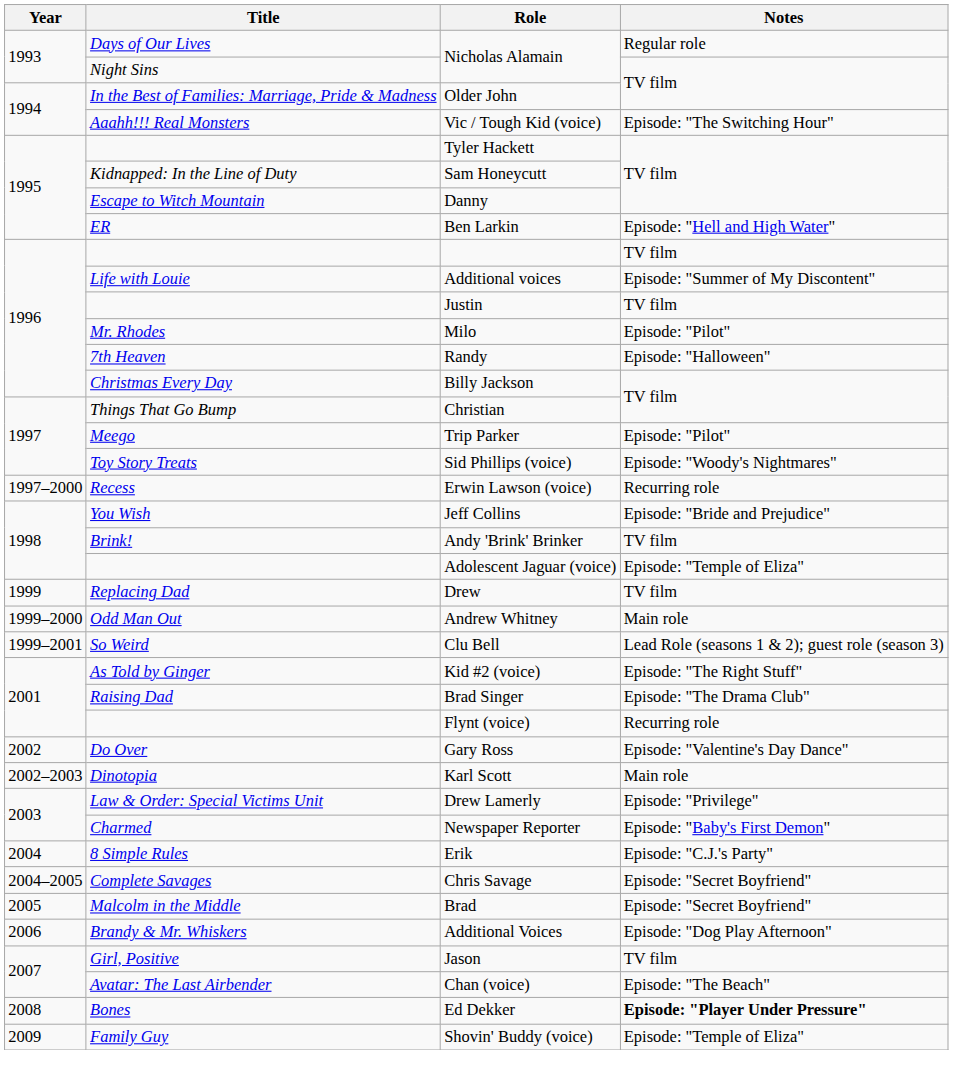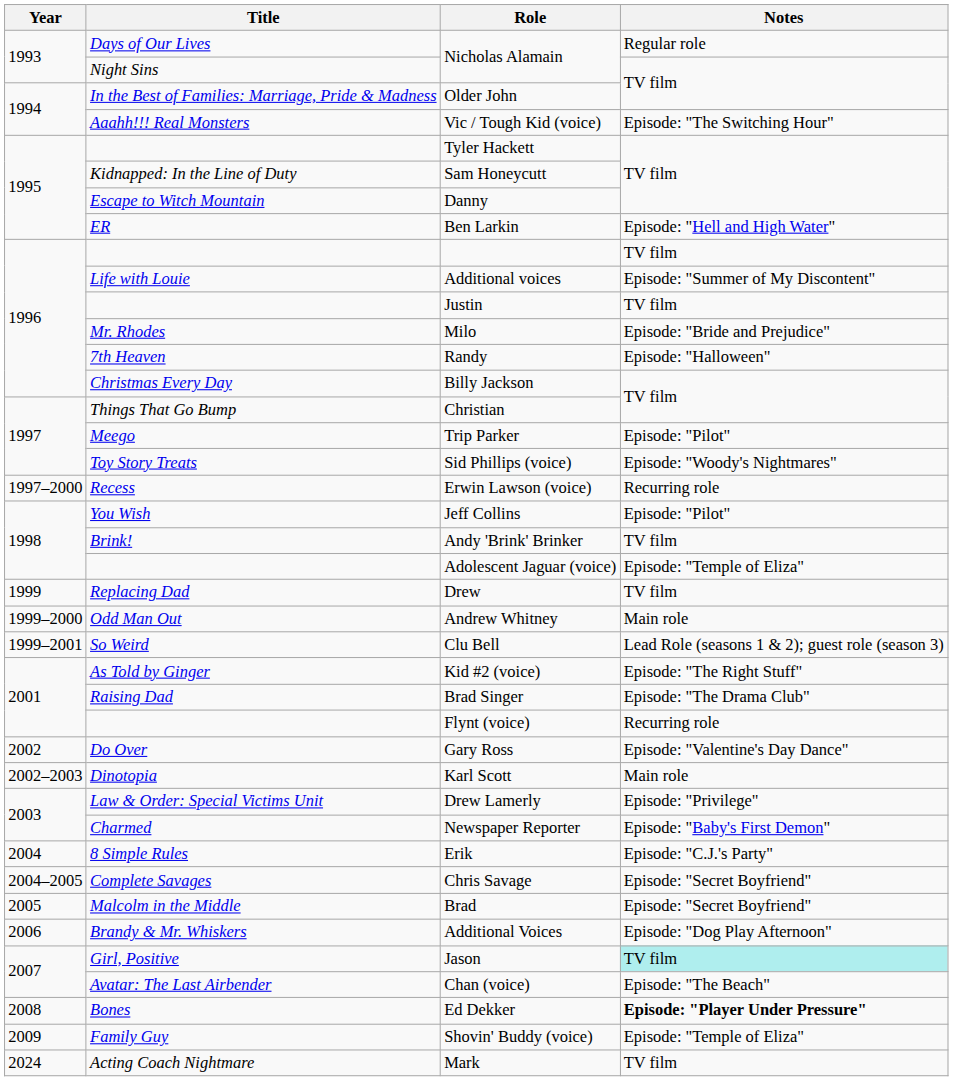(677, 331) Episode: "Pilot" -> (727, 331) Episode: "Bride and Prejudice"
(727, 514) Episode: "Bride and Prejudice" -> (677, 514) Episode: "Pilot"
(650, 958) no background -> (650, 958) paleturquoise background
+ row: (172, 1063)
